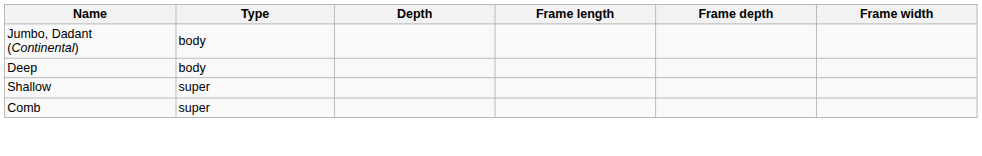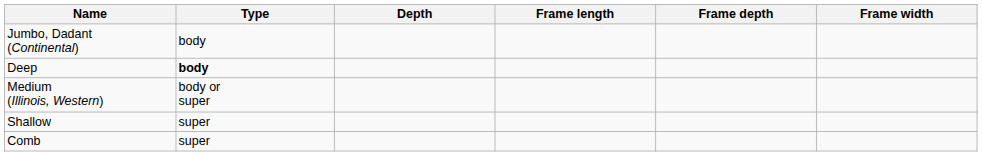(192, 68) normal -> (194, 68) bold
+ row: (55, 94)
